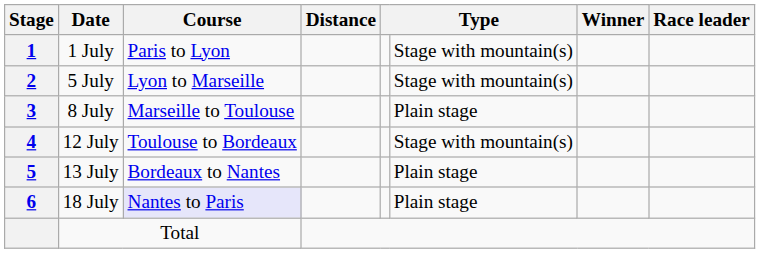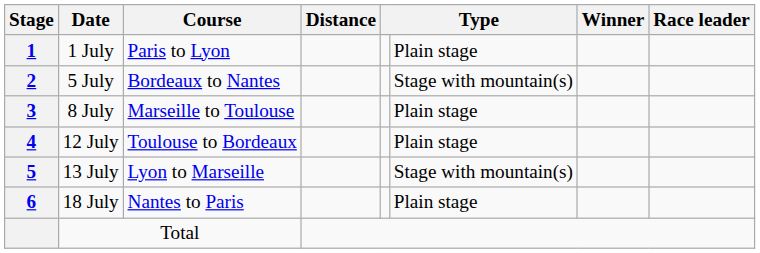(483, 50) Stage with mountain(s) -> (436, 50) Plain stage
(196, 80) Lyon to Marseille -> (204, 80) Bordeaux to Nantes
(483, 141) Stage with mountain(s) -> (436, 141) Plain stage
(204, 171) Bordeaux to Nantes -> (196, 171) Lyon to Marseille
(436, 171) Plain stage -> (483, 171) Stage with mountain(s)
(186, 202) lavender background -> (186, 202) no background
